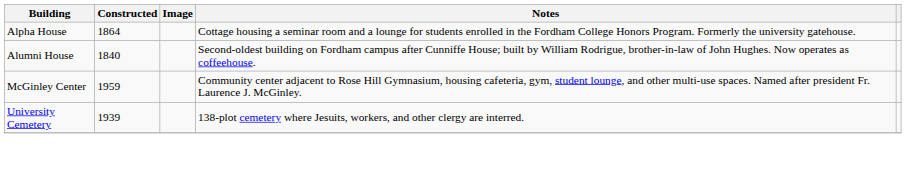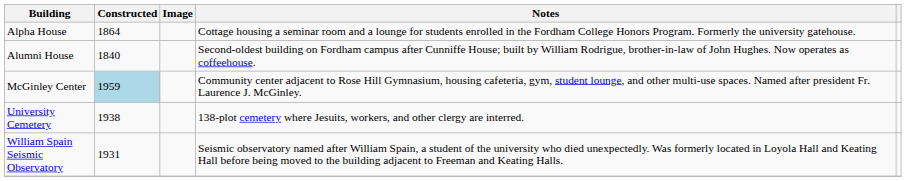(109, 86) no background -> (109, 86) lightblue background
(109, 117) 1939 -> (109, 117) 1938
+ row: (40, 154)
